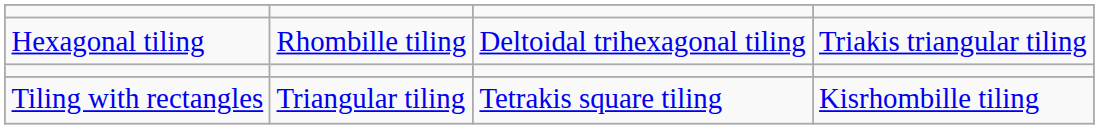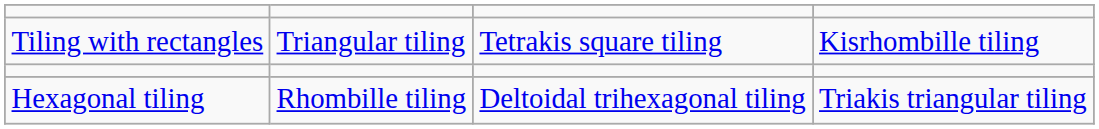rows swapped: (137, 99) <-> (108, 40)
